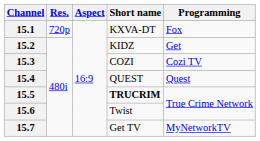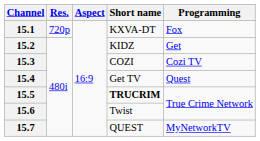(126, 78) QUEST -> (125, 78) Get TV
(125, 128) Get TV -> (126, 128) QUEST
